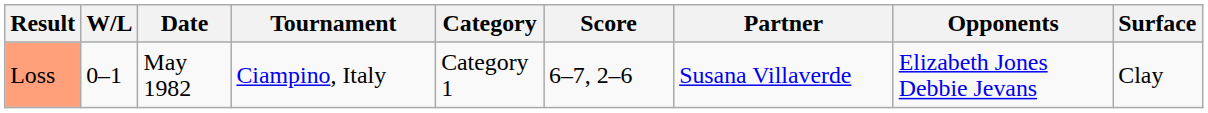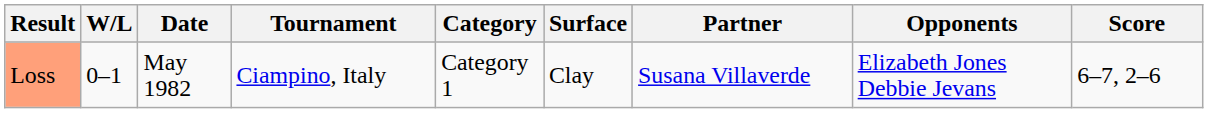columns swapped: (1157, 23) <-> (609, 23)
